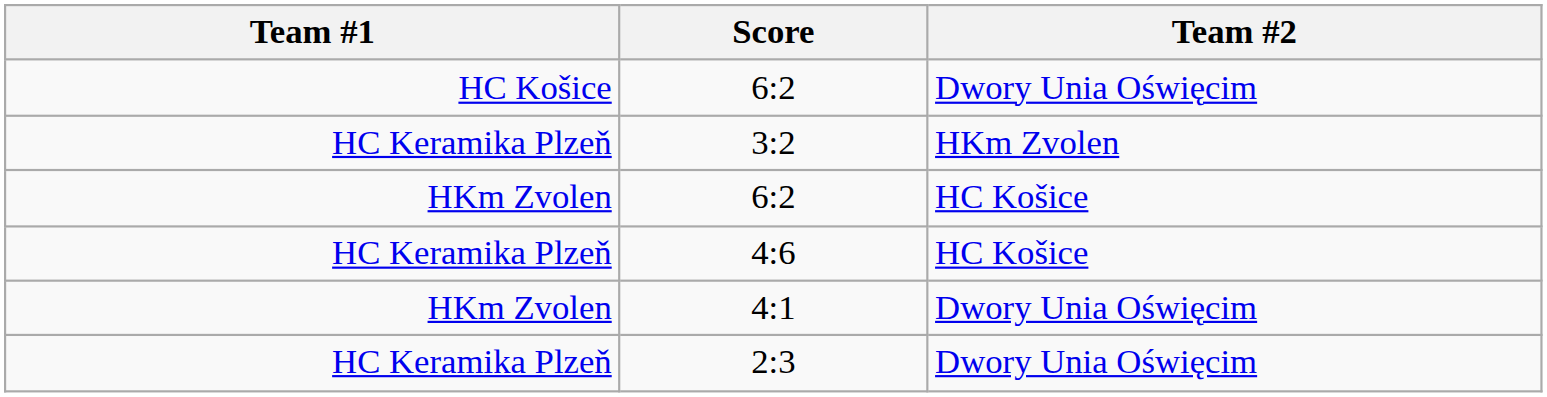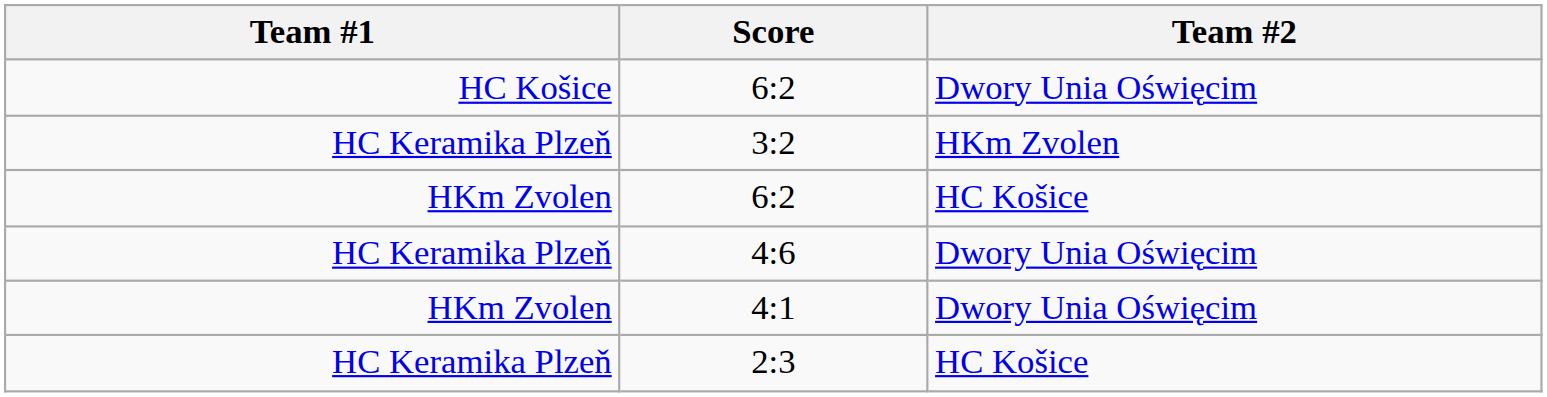(1012, 252) HC Košice -> (1096, 252) Dwory Unia Oświęcim
(1096, 362) Dwory Unia Oświęcim -> (1012, 362) HC Košice
